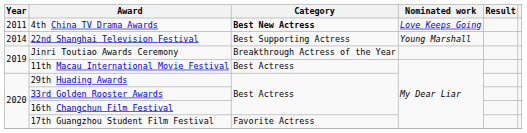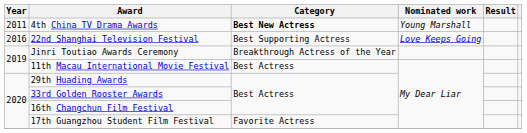(441, 25) Love Keeps Going -> (436, 25) Young Marshall
(17, 39) 2014 -> (17, 39) 2016
(436, 39) Young Marshall -> (441, 39) Love Keeps Going
